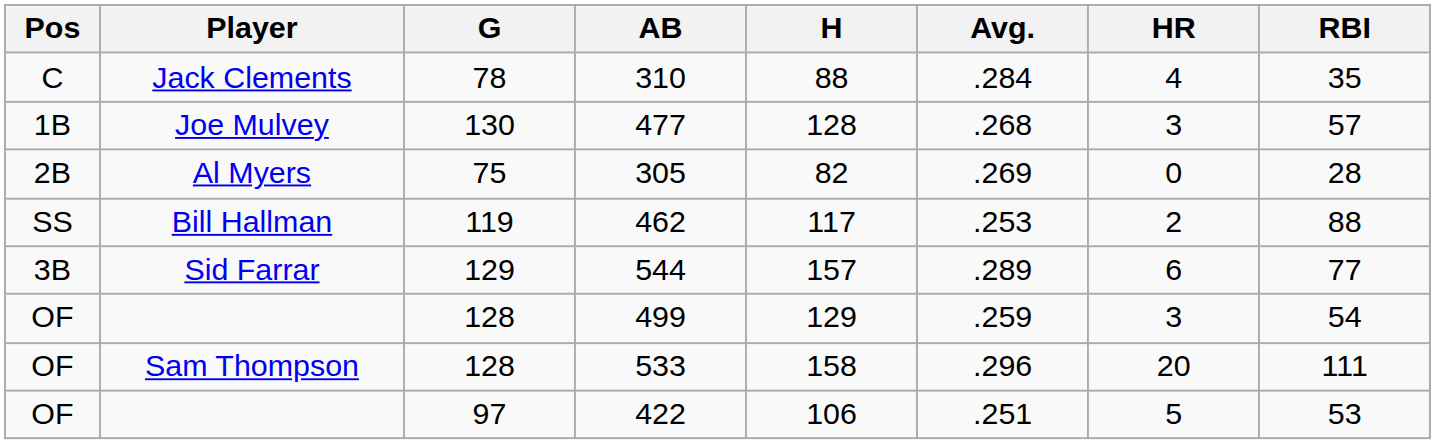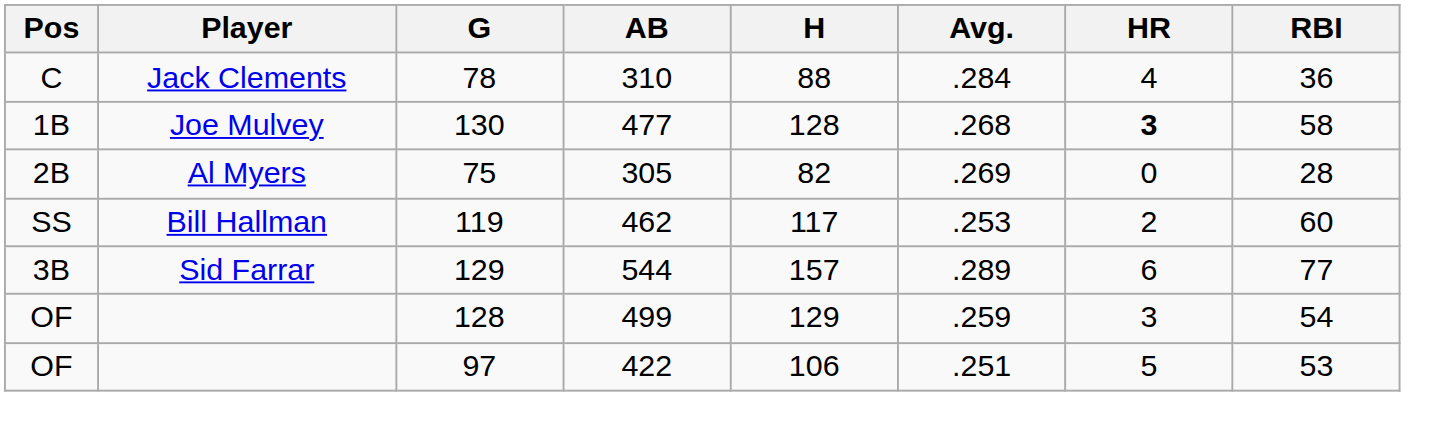(1345, 76) 35 -> (1317, 76) 36
(1174, 125) normal -> (1149, 125) bold
(1345, 125) 57 -> (1317, 125) 58
(1345, 221) 88 -> (1317, 221) 60
- row: (661, 366)
